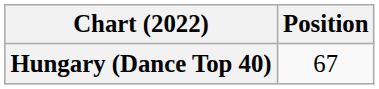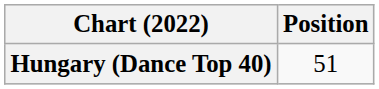(326, 63) 67 -> (326, 63) 51
